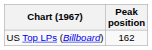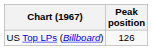(127, 38) 162 -> (127, 38) 126
